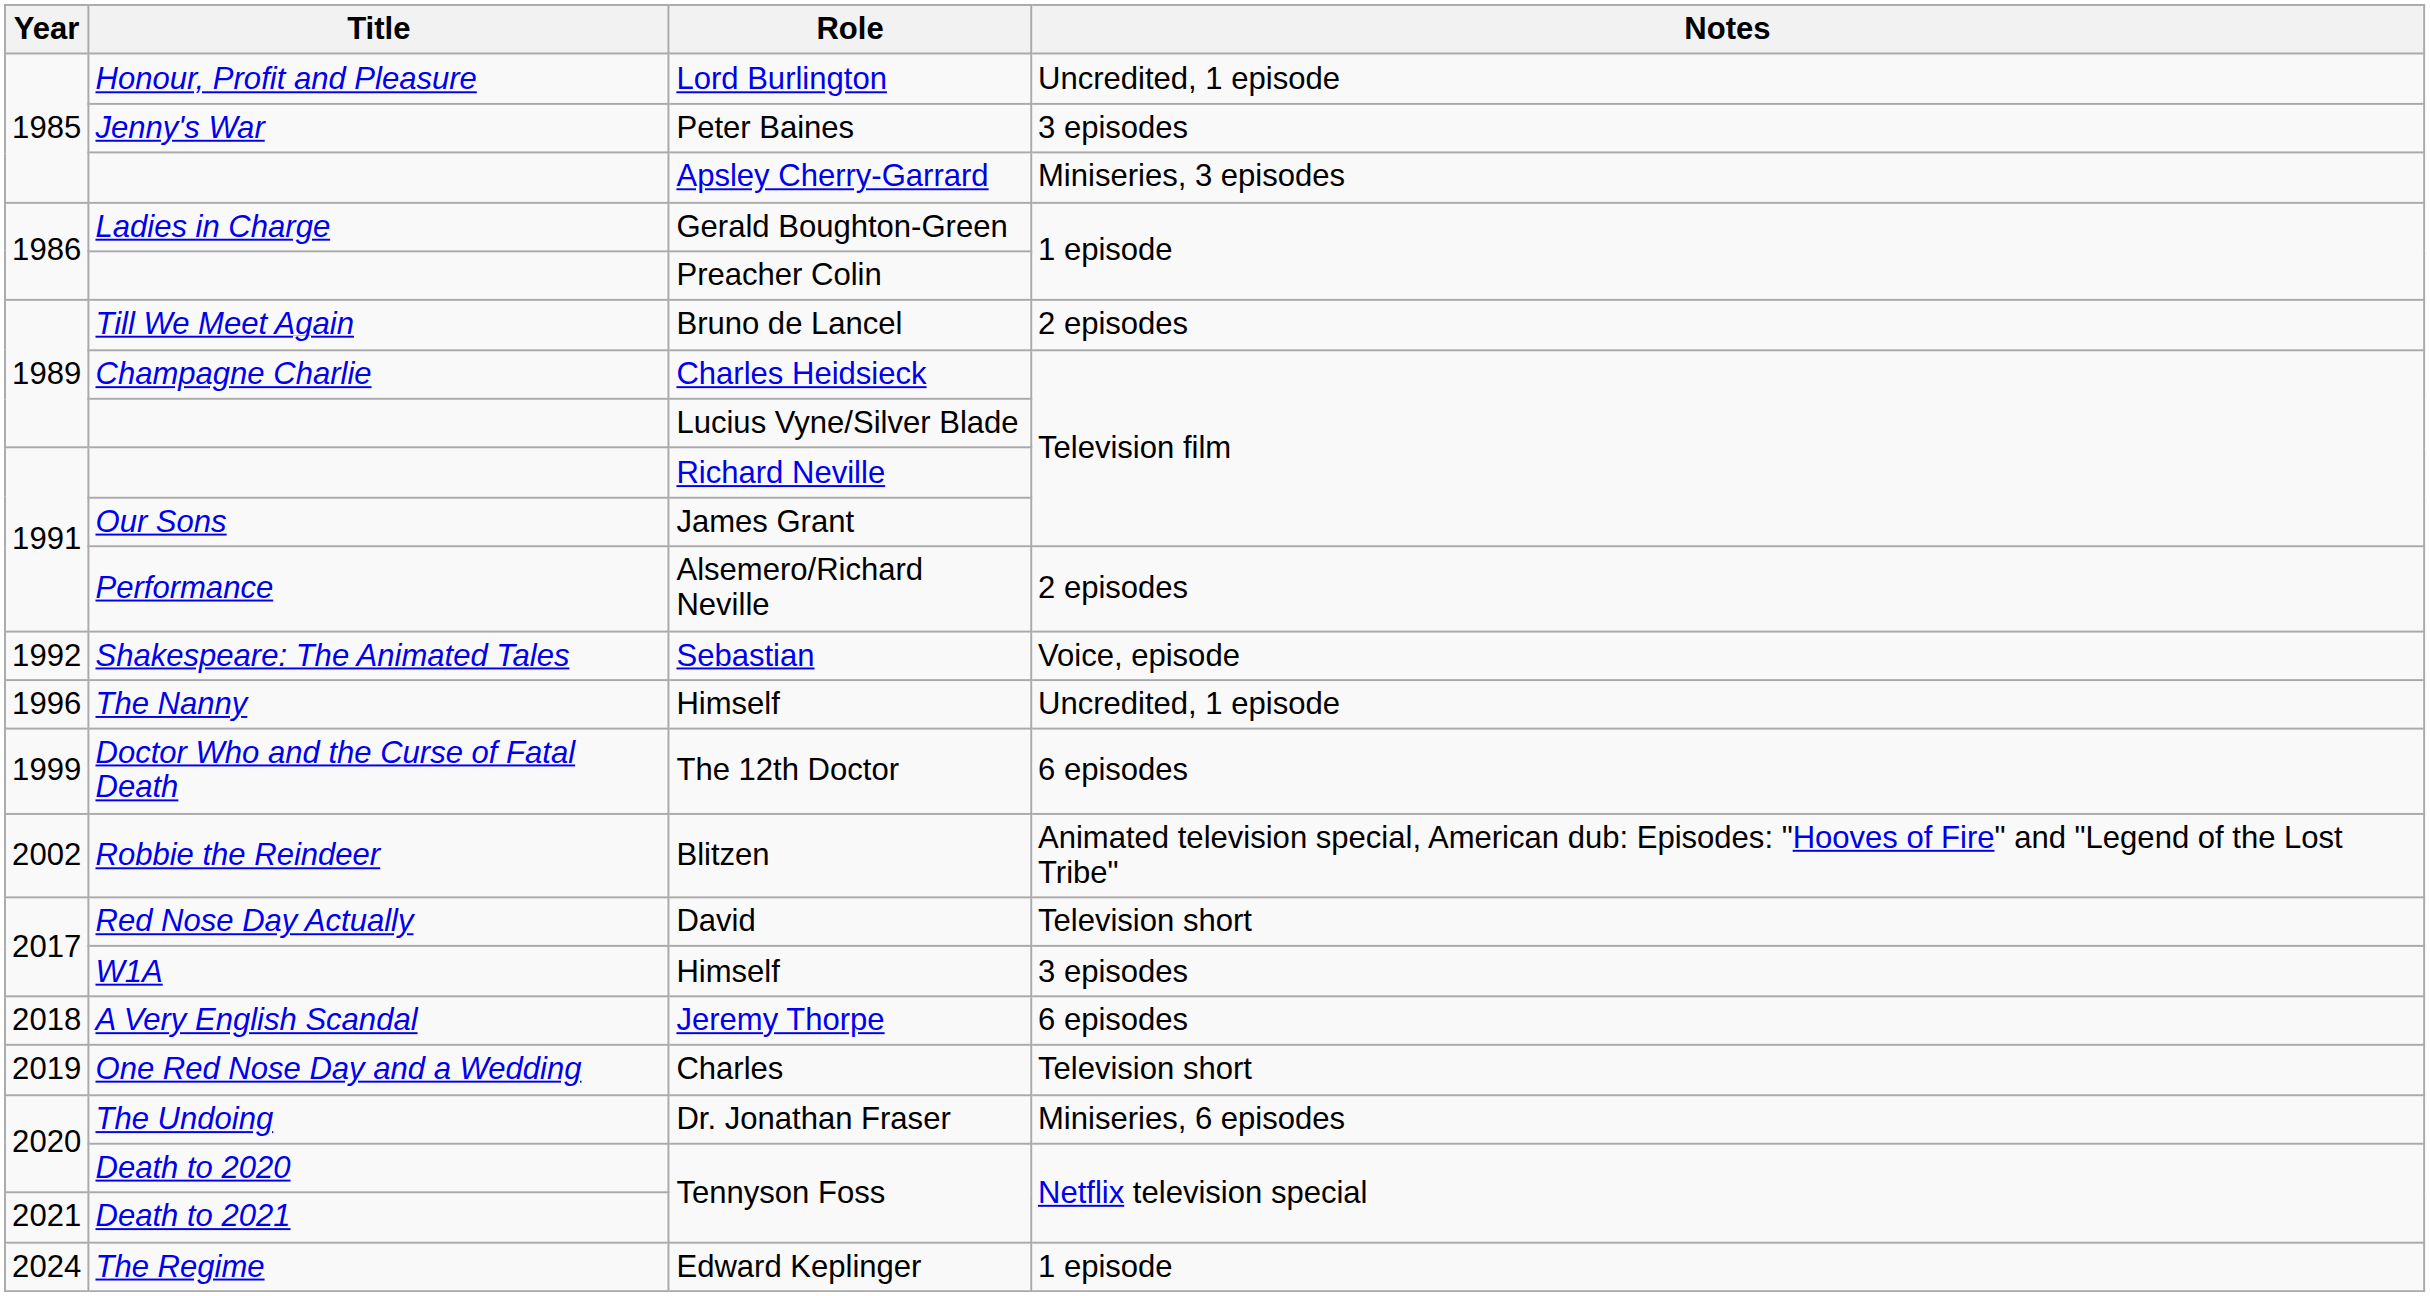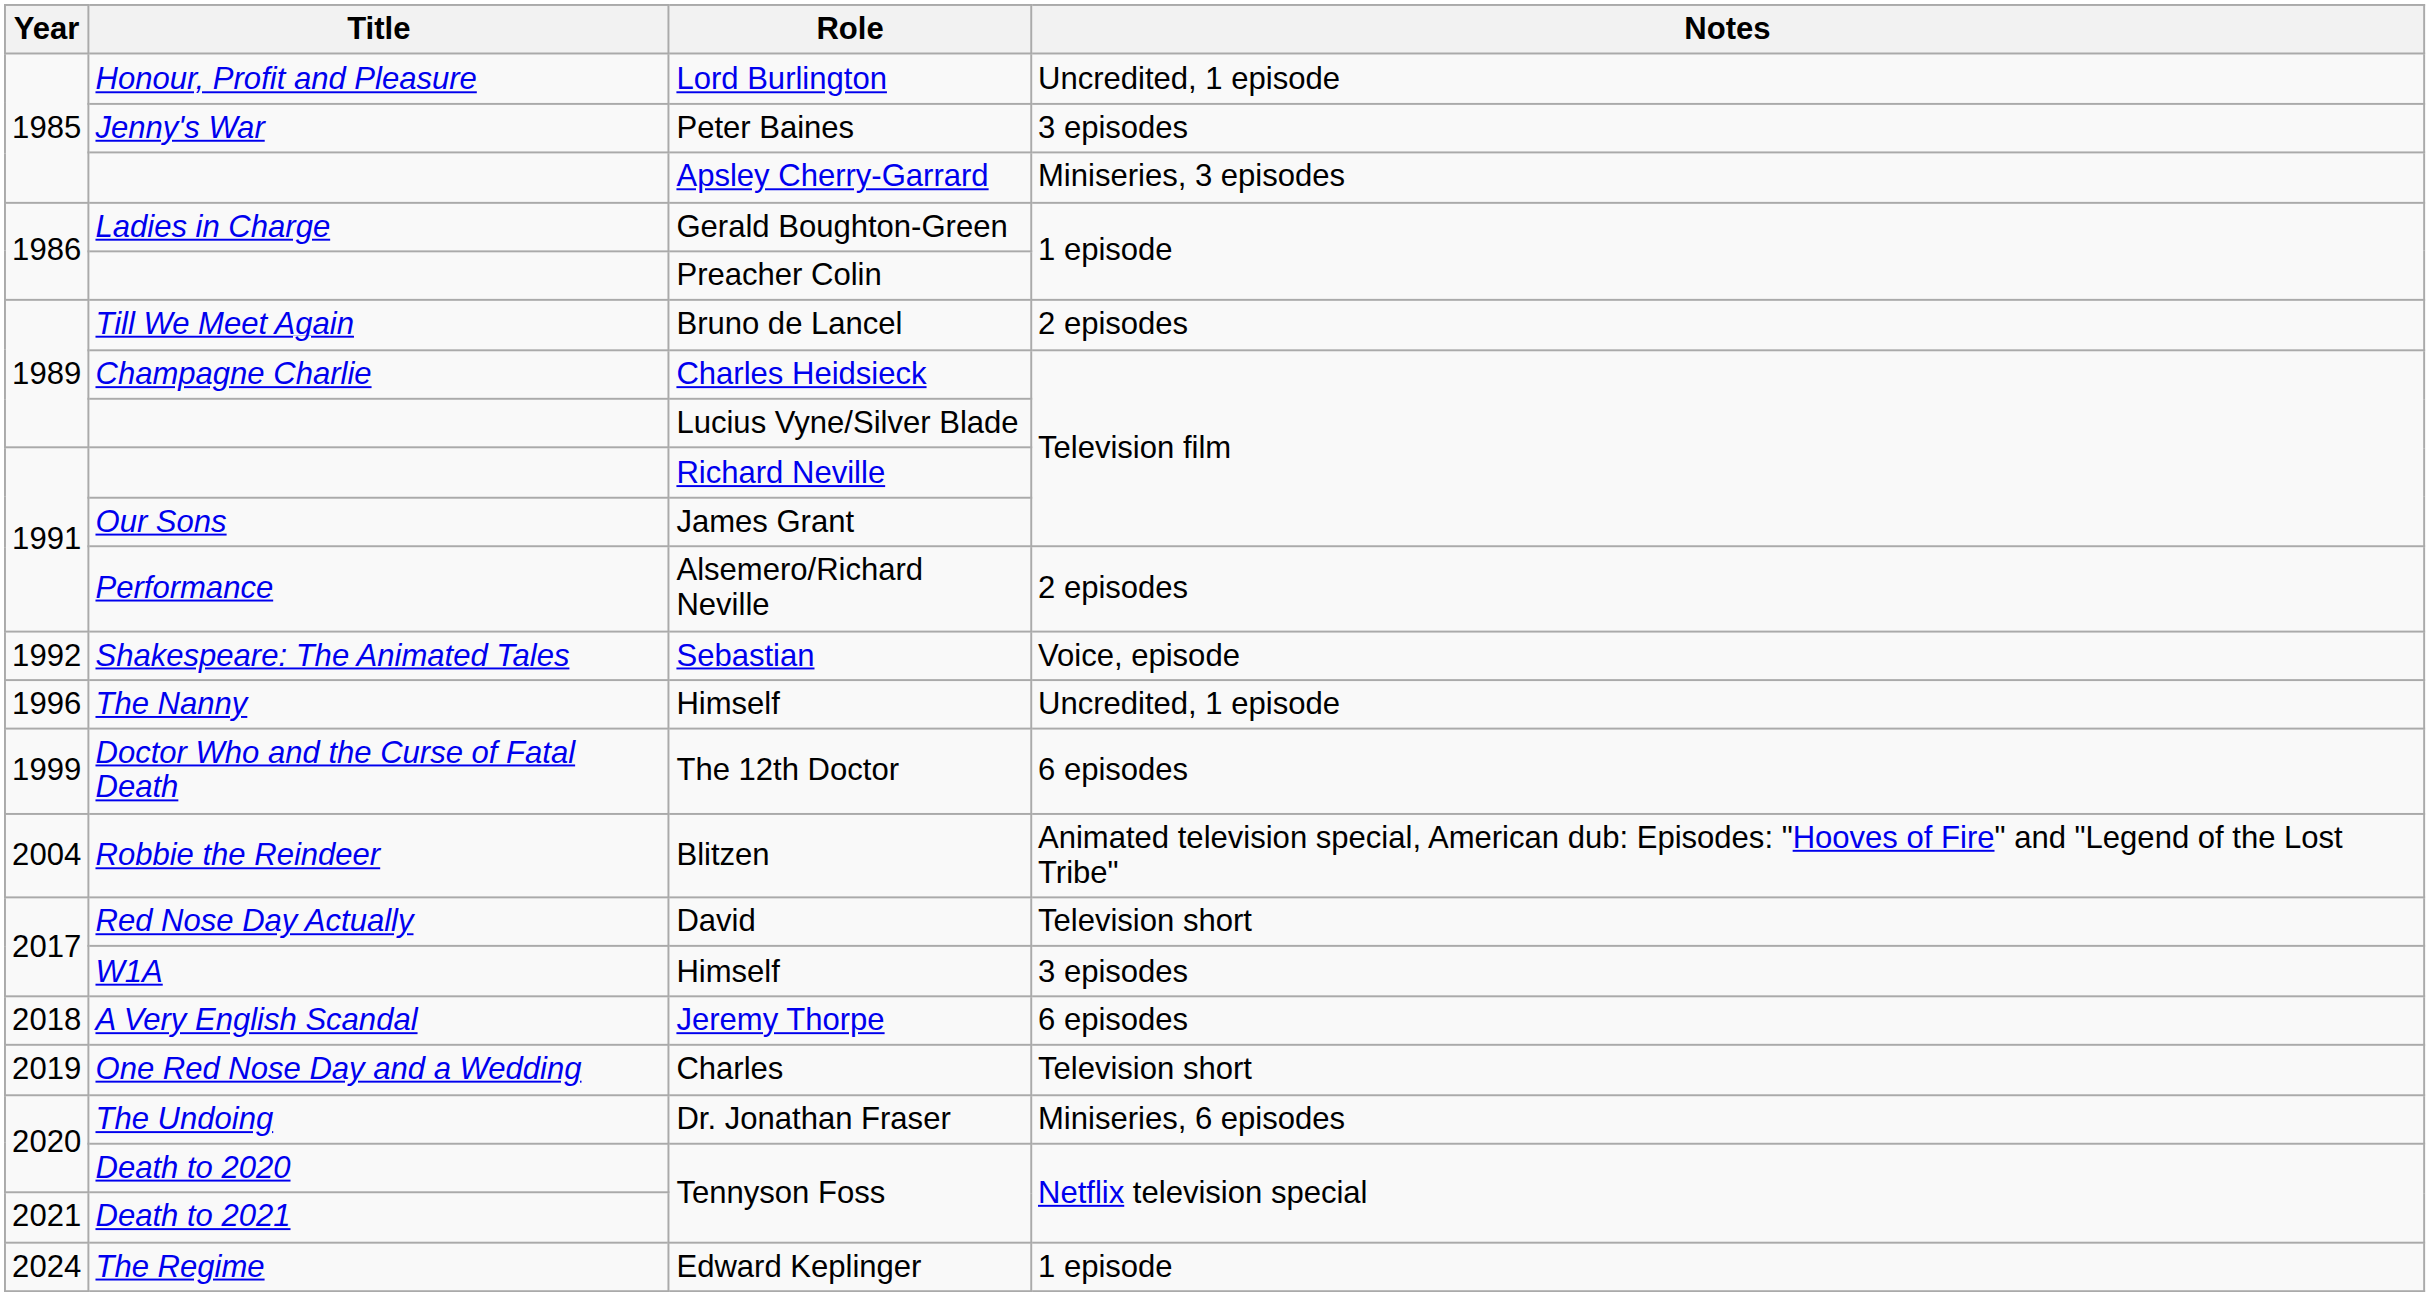(47, 854) 2002 -> (47, 854) 2004
